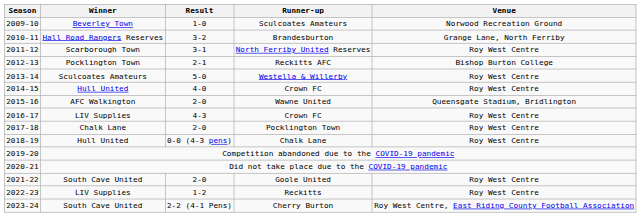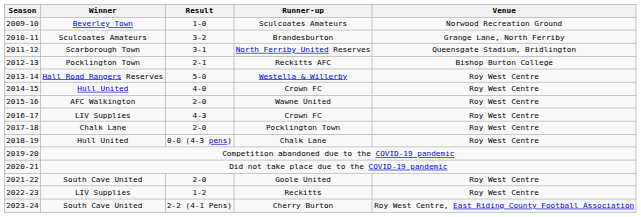(103, 36) Hall Road Rangers Reserves -> (103, 36) Sculcoates Amateurs
(504, 49) Roy West Centre -> (504, 49) Queensgate Stadium, Bridlington
(103, 75) Sculcoates Amateurs -> (103, 75) Hall Road Rangers Reserves
(504, 101) Queensgate Stadium, Bridlington -> (504, 101) Roy West Centre
